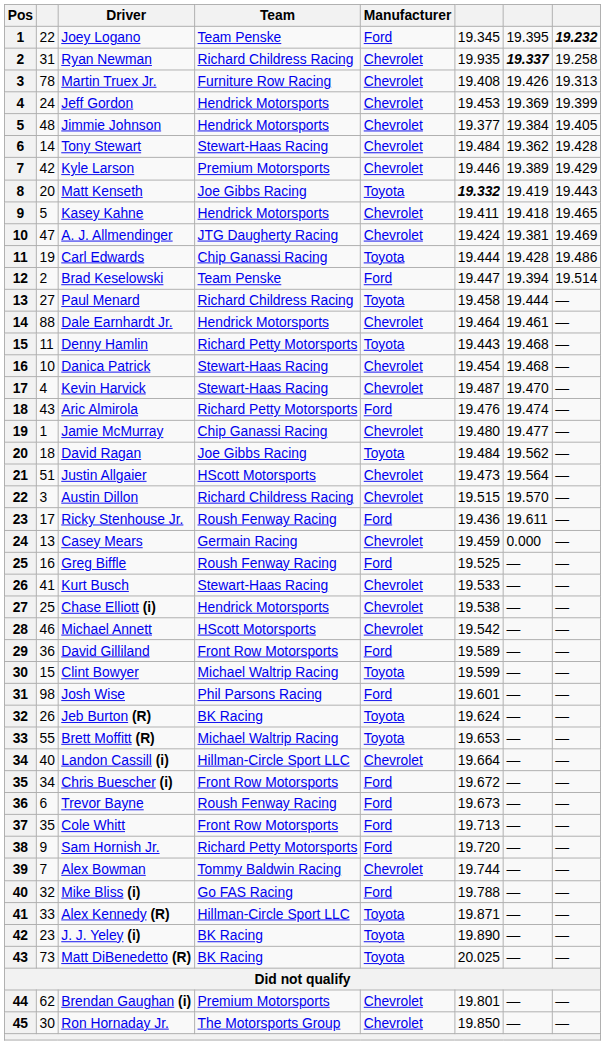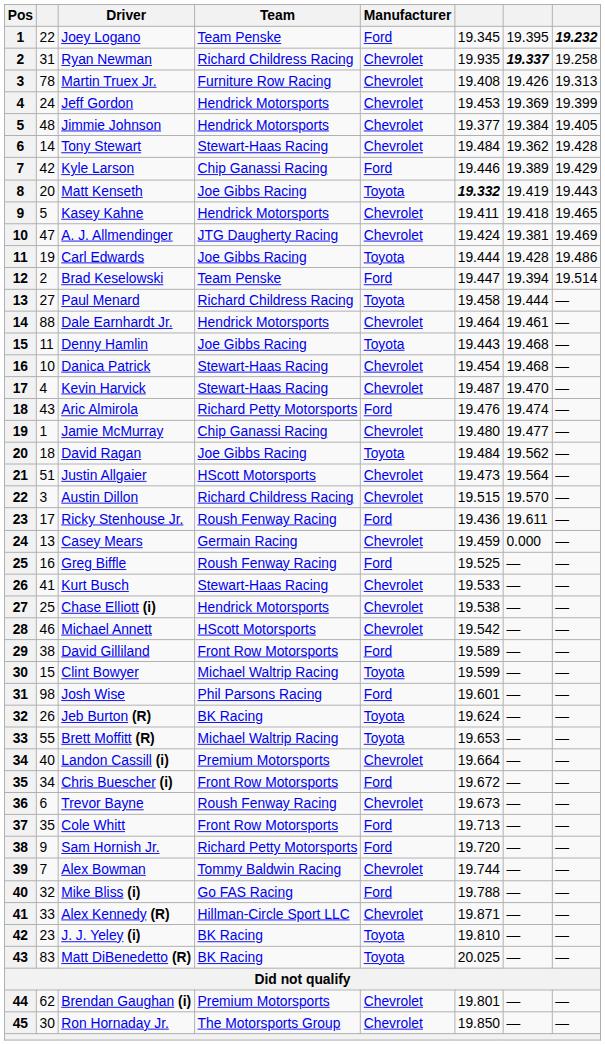(264, 169) Premium Motorsports -> (262, 169) Chip Ganassi Racing
(393, 169) Chevrolet -> (378, 169) Ford
(262, 256) Chip Ganassi Racing -> (252, 256) Joe Gibbs Racing
(277, 344) Richard Petty Motorsports -> (252, 344) Joe Gibbs Racing
(47, 651) 36 -> (47, 651) 38
(274, 760) Hillman-Circle Sport LLC -> (264, 760) Premium Motorsports
(378, 804) Ford -> (393, 804) Chevrolet
(384, 913) Toyota -> (393, 913) Chevrolet
(479, 935) 19.890 -> (479, 935) 19.810
(47, 957) 73 -> (47, 957) 83
